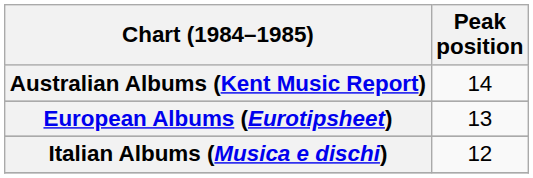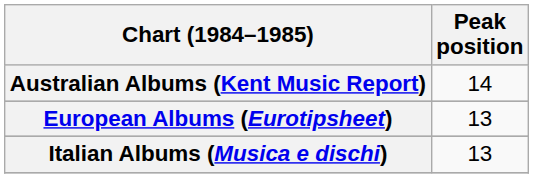(480, 154) 12 -> (480, 154) 13
